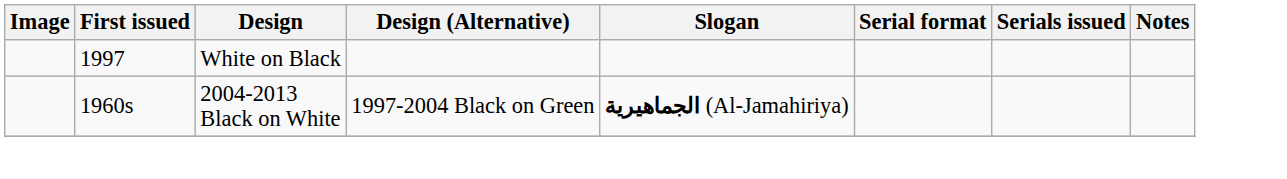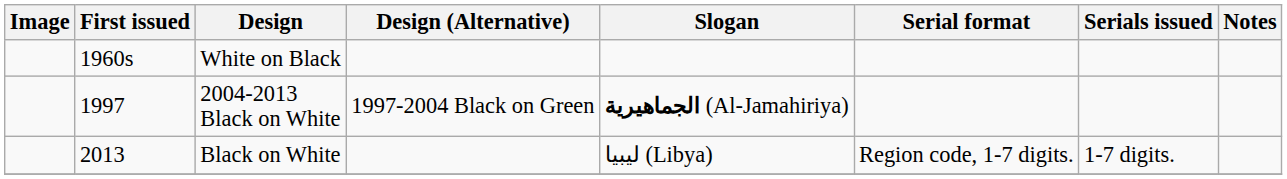(102, 57) 1997 -> (107, 57) 1960s
(107, 105) 1960s -> (102, 105) 1997
+ row: (270, 154)
